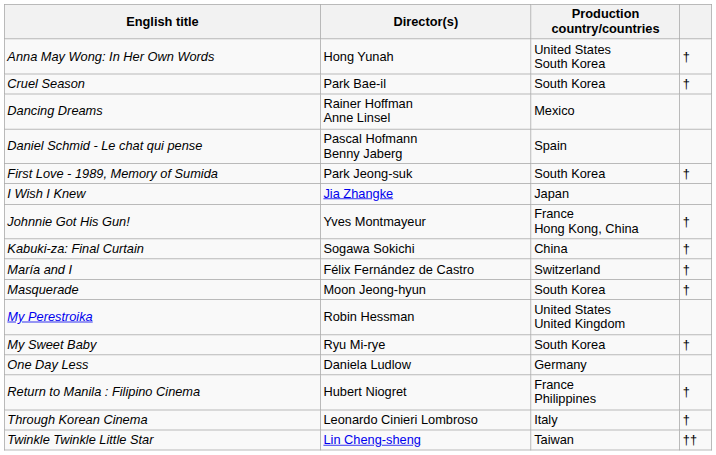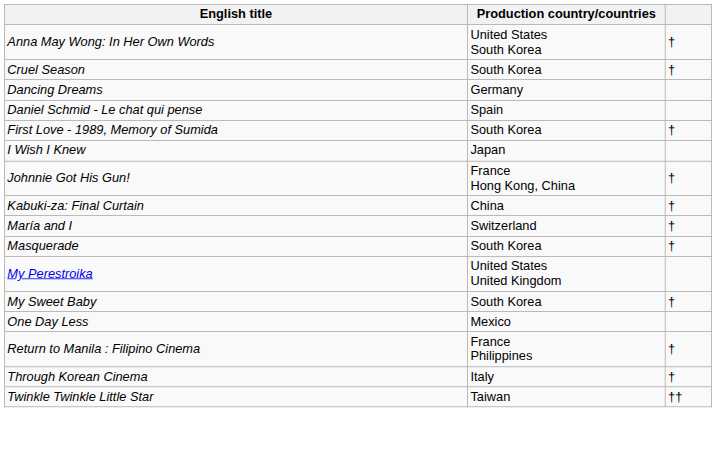- column: (426, 21)
(554, 111) Mexico -> (497, 89) Germany
(560, 364) Germany -> (491, 321) Mexico
